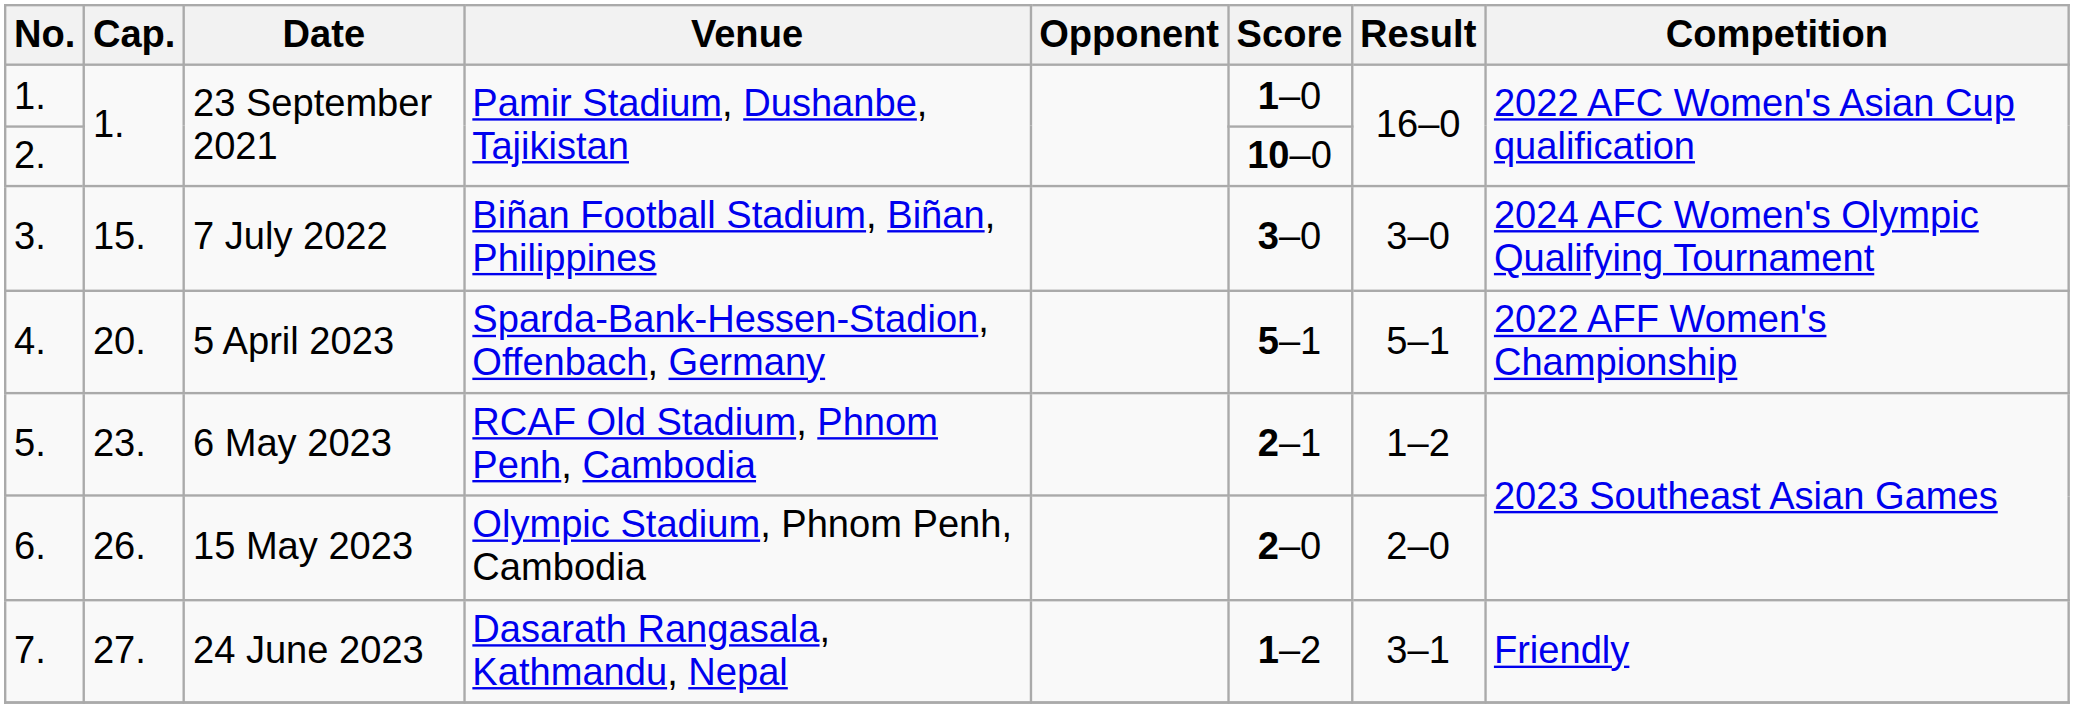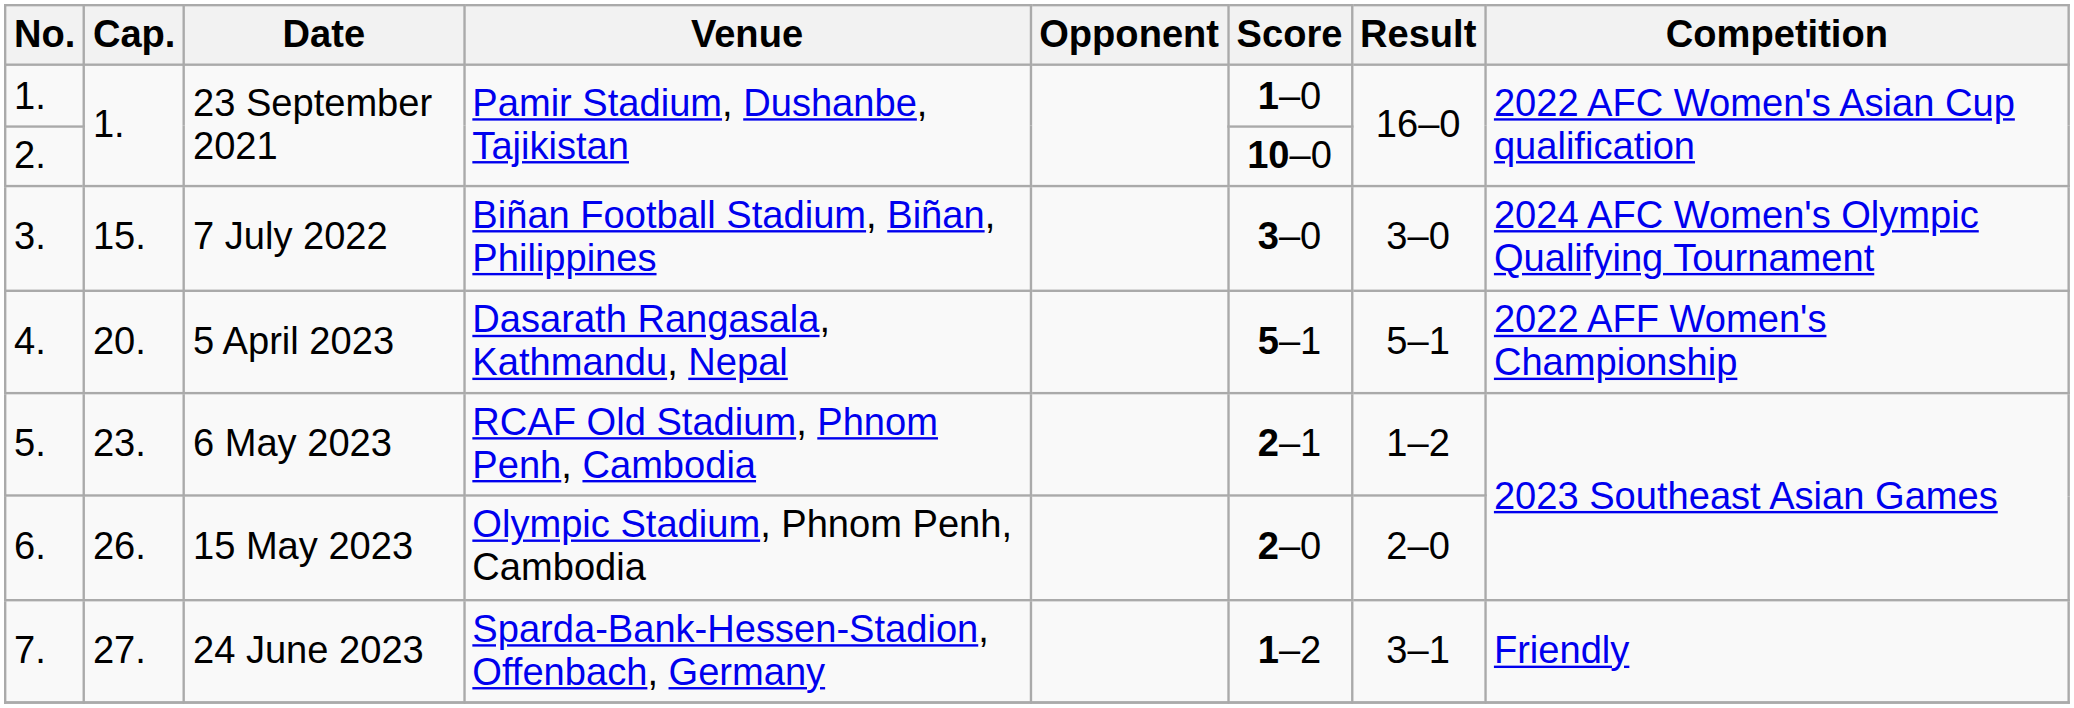(731, 340) Sparda-Bank-Hessen-Stadion, Offenbach, Germany -> (651, 340) Dasarath Rangasala, Kathmandu, Nepal
(651, 650) Dasarath Rangasala, Kathmandu, Nepal -> (731, 650) Sparda-Bank-Hessen-Stadion, Offenbach, Germany
